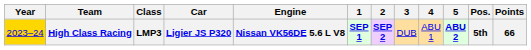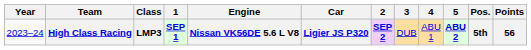columns swapped: (199, 11) <-> (359, 11)
(25, 32) gold background -> (25, 32) no background
(510, 32) 66 -> (510, 32) 56
